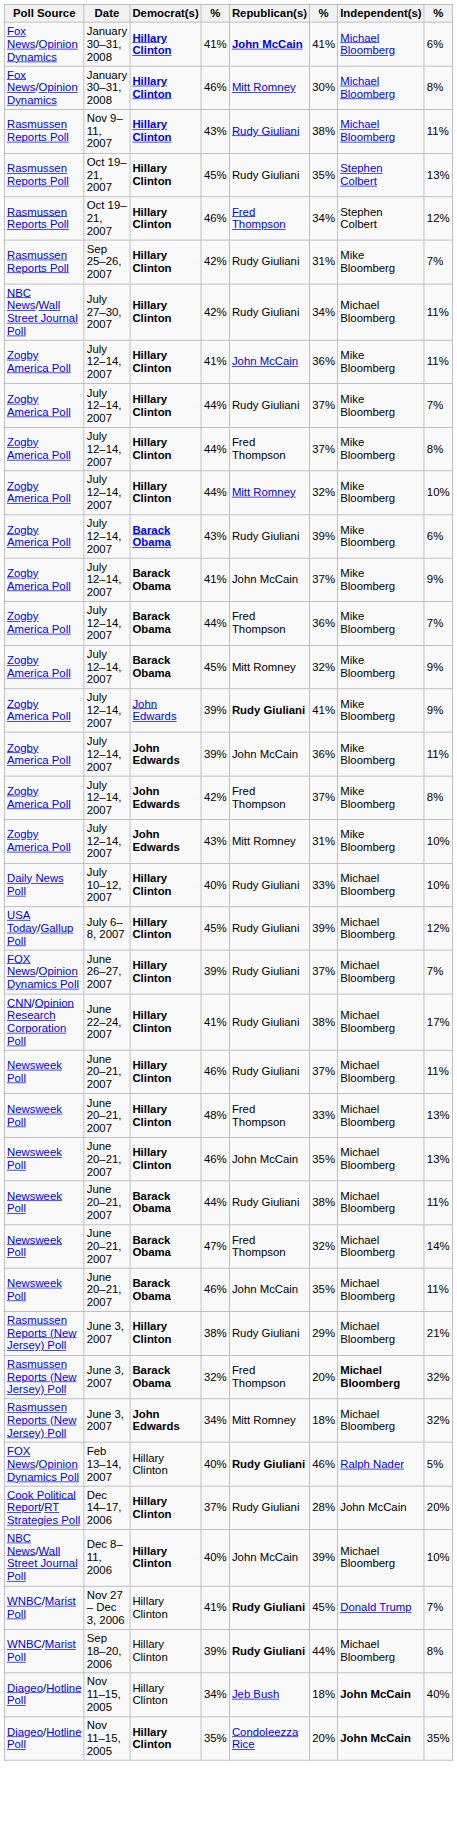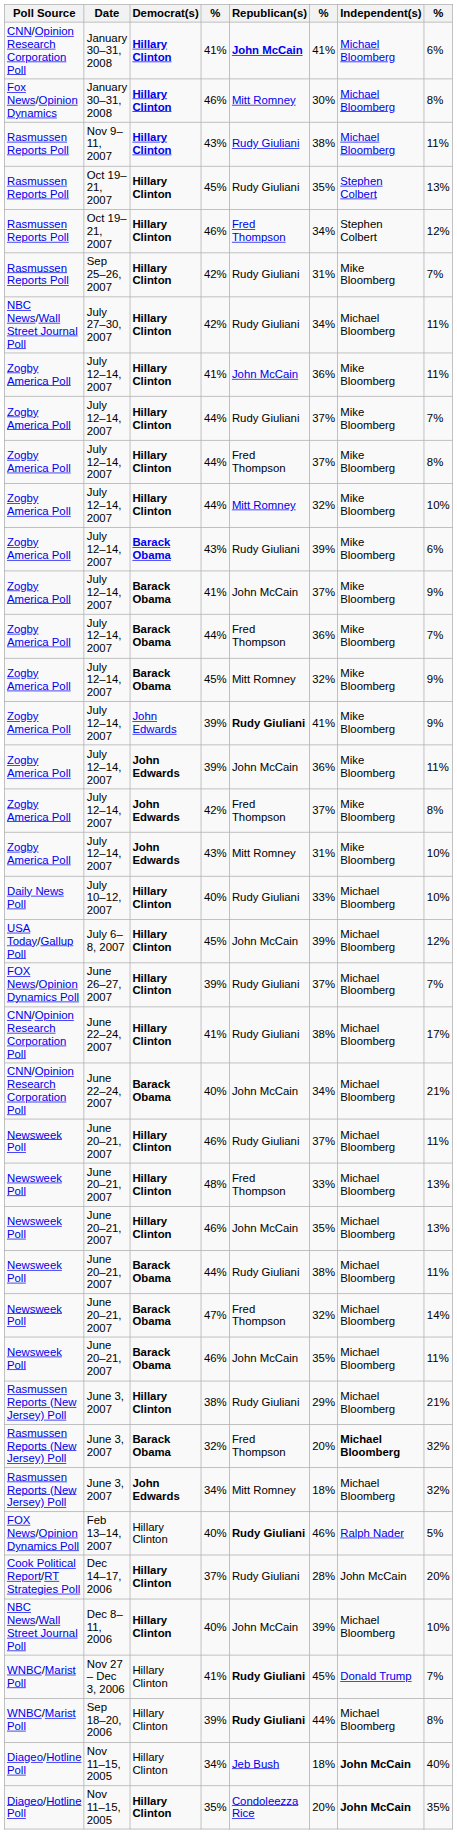(42, 44) Fox News/Opinion Dynamics -> (40, 50) CNN/Opinion Research Corporation Poll
(266, 928) Rudy Giuliani -> (265, 941) John McCain
+ row: (104, 1091)
